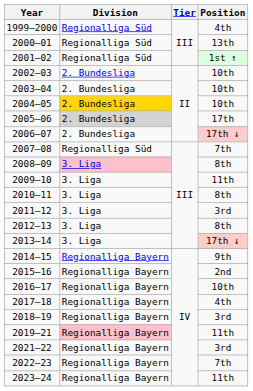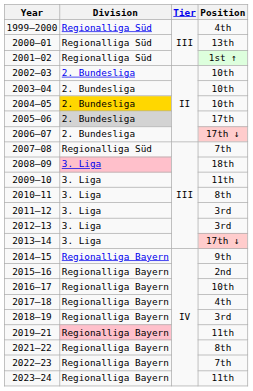(223, 165) 8th -> (223, 165) 18th
(223, 226) 8th -> (223, 226) 3rd
(223, 348) 3rd -> (223, 348) 8th
